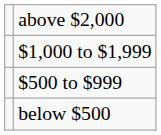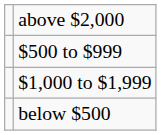rows swapped: (85, 51) <-> (70, 82)
